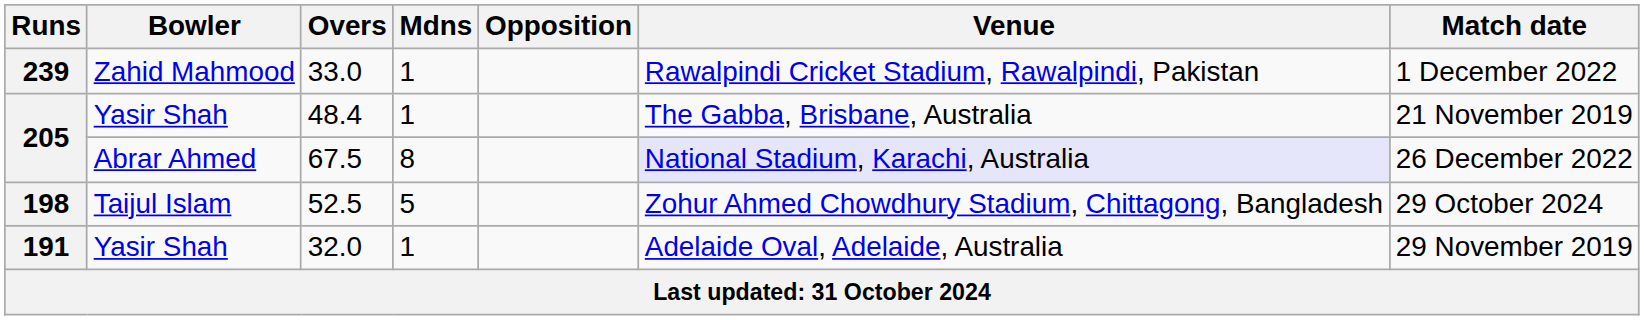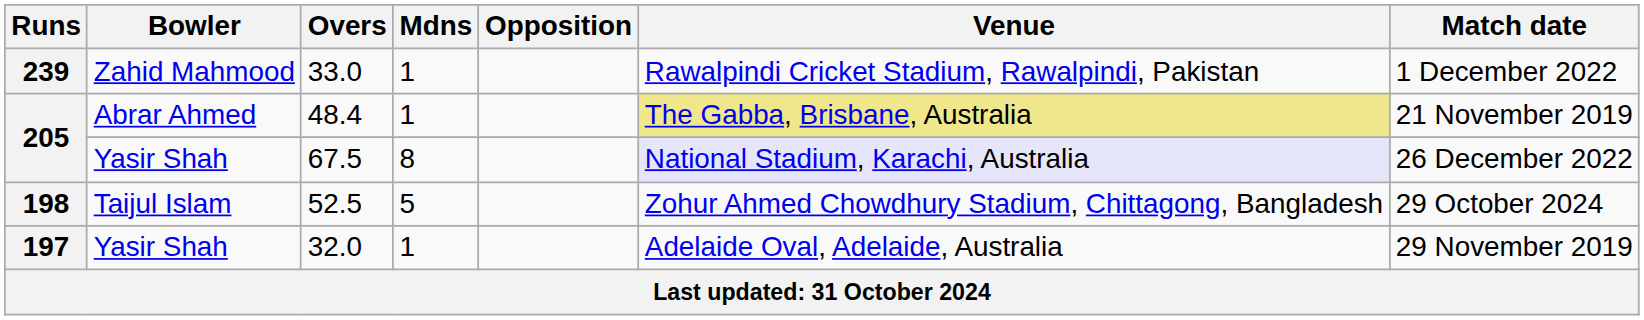(161, 114) Yasir Shah -> (175, 114) Abrar Ahmed
(838, 114) no background -> (838, 114) khaki background
(175, 159) Abrar Ahmed -> (161, 159) Yasir Shah
(46, 247) 191 -> (46, 247) 197
